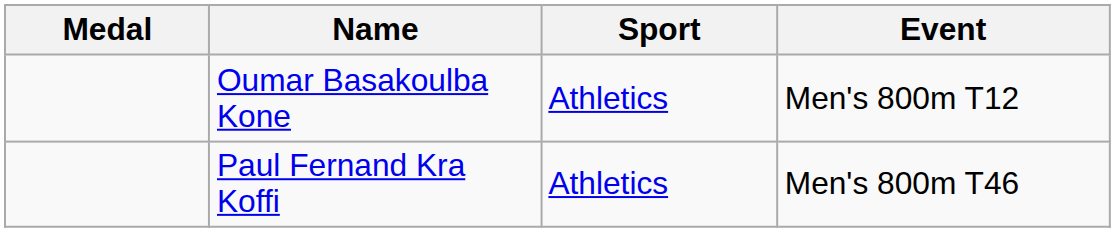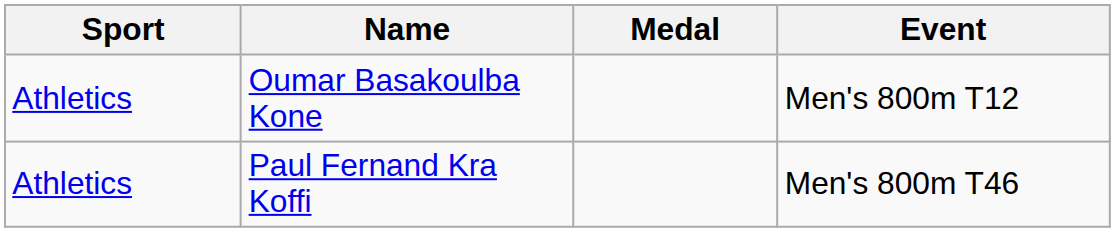columns swapped: (107, 29) <-> (659, 29)
